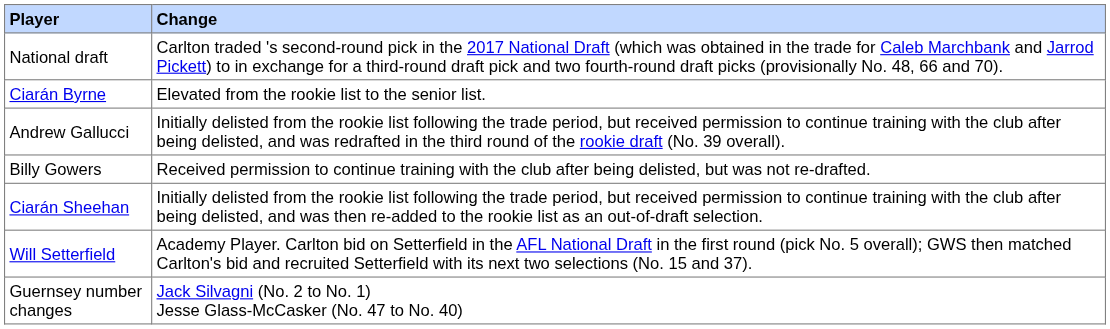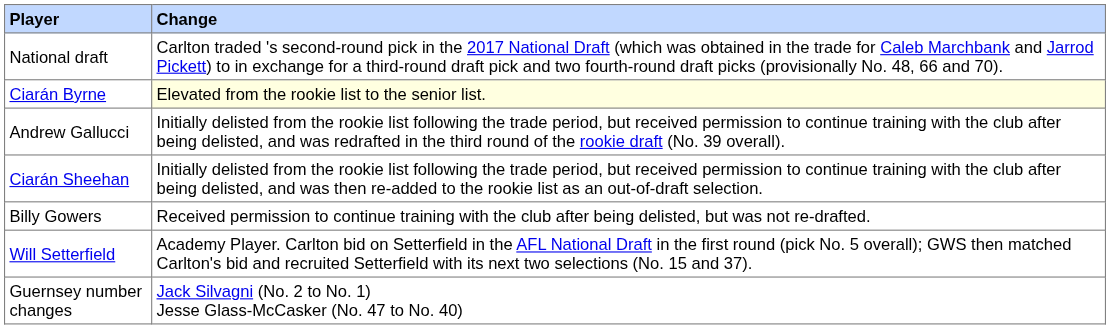(321, 94) no background -> (321, 94) lightyellow background
rows swapped: (69, 207) <-> (55, 169)
